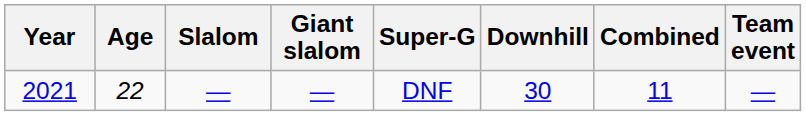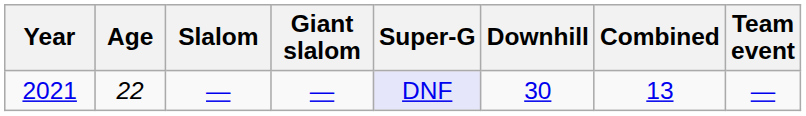(427, 90) no background -> (427, 90) lavender background
(660, 90) 11 -> (660, 90) 13
